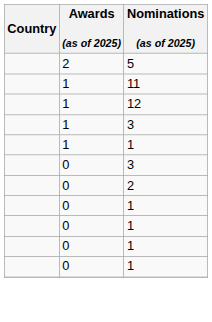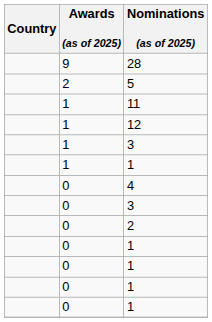+ row: (66, 63)
+ row: (66, 185)
